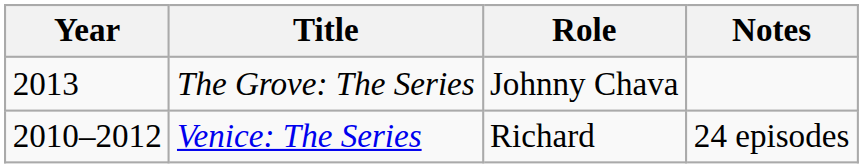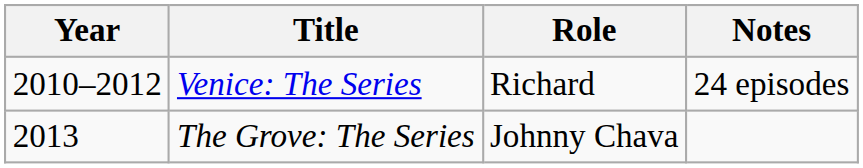rows swapped: (299, 135) <-> (326, 83)
